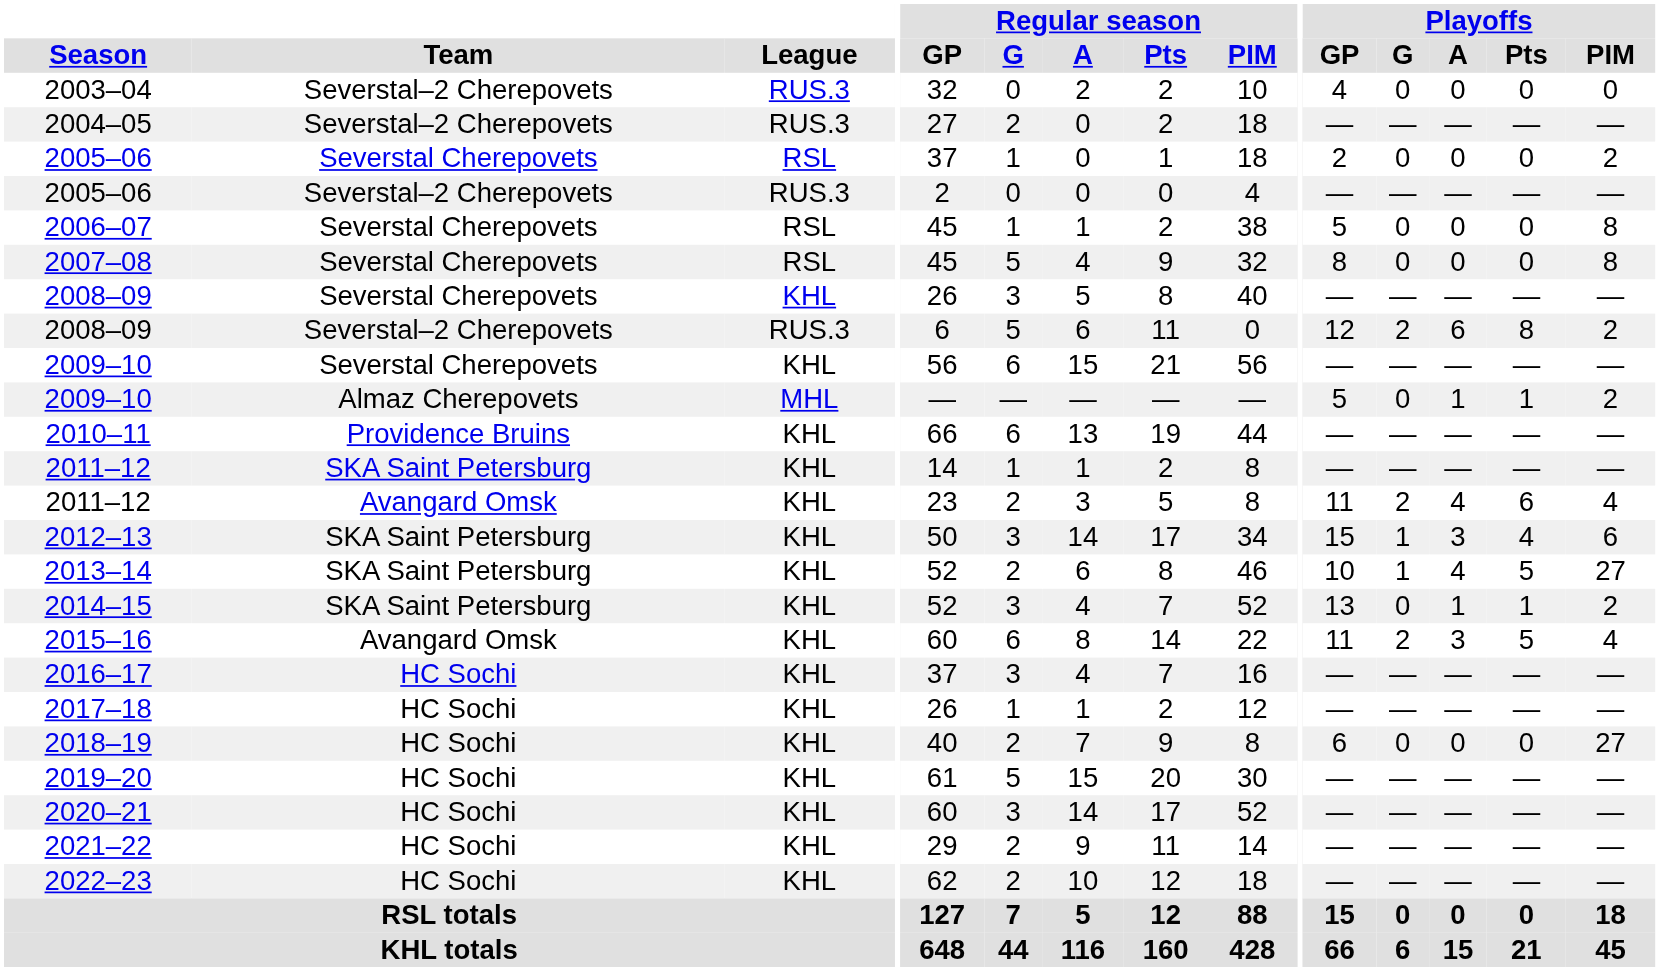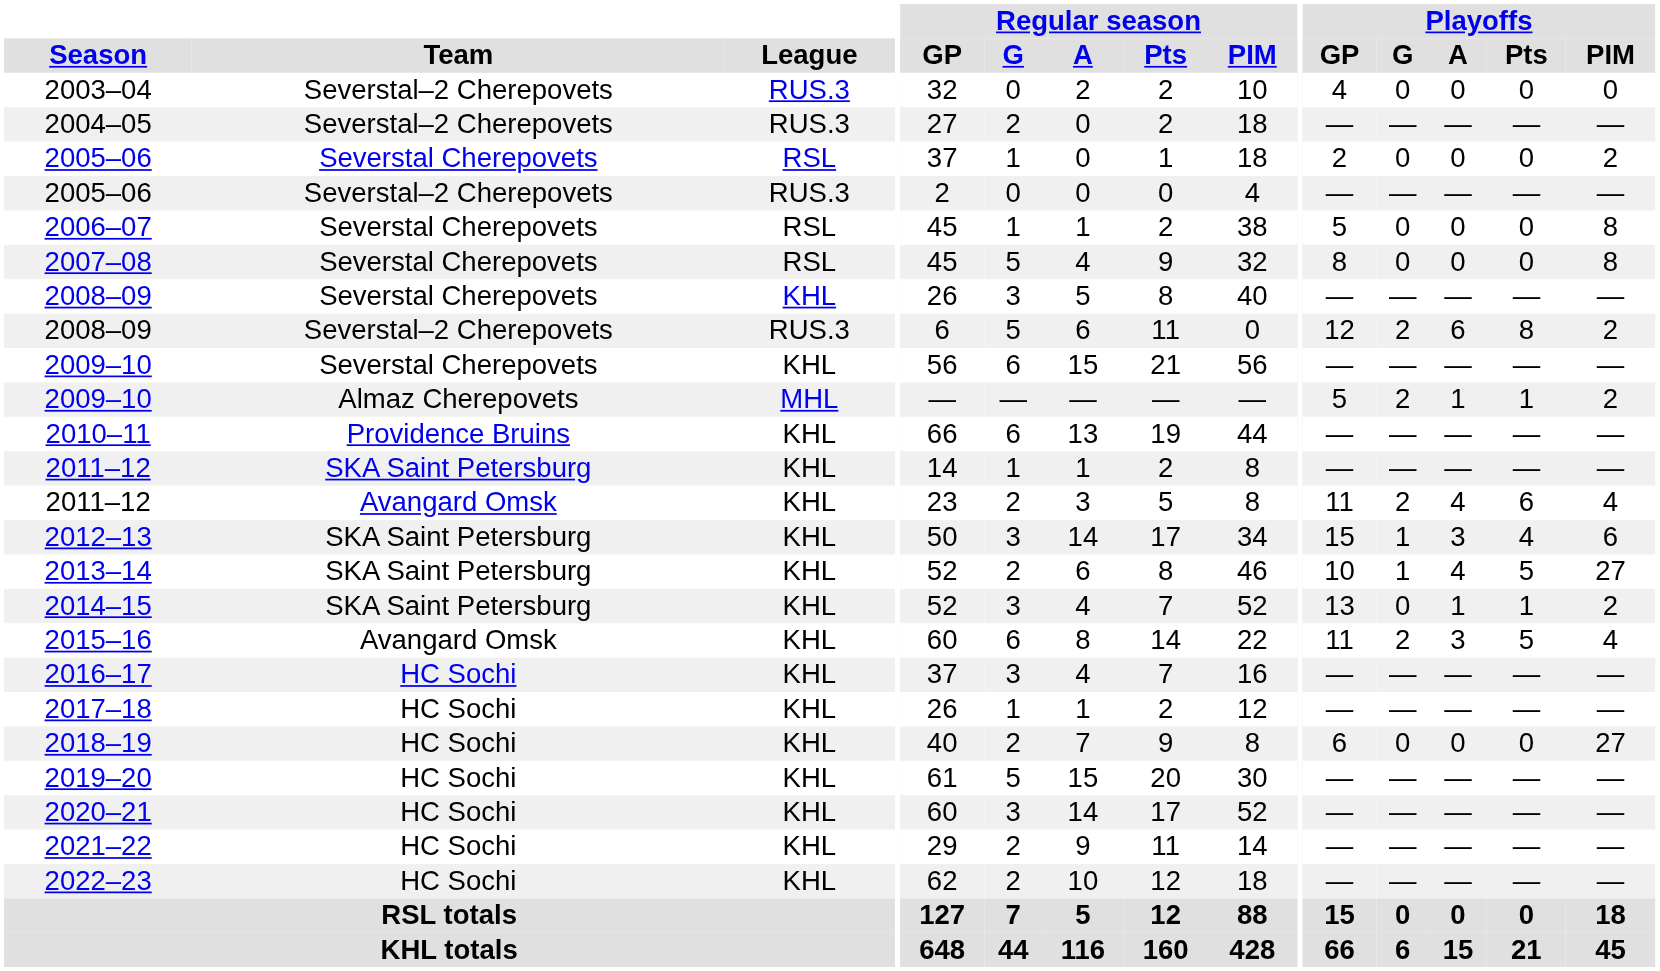(1403, 399) 0 -> (1403, 399) 2
